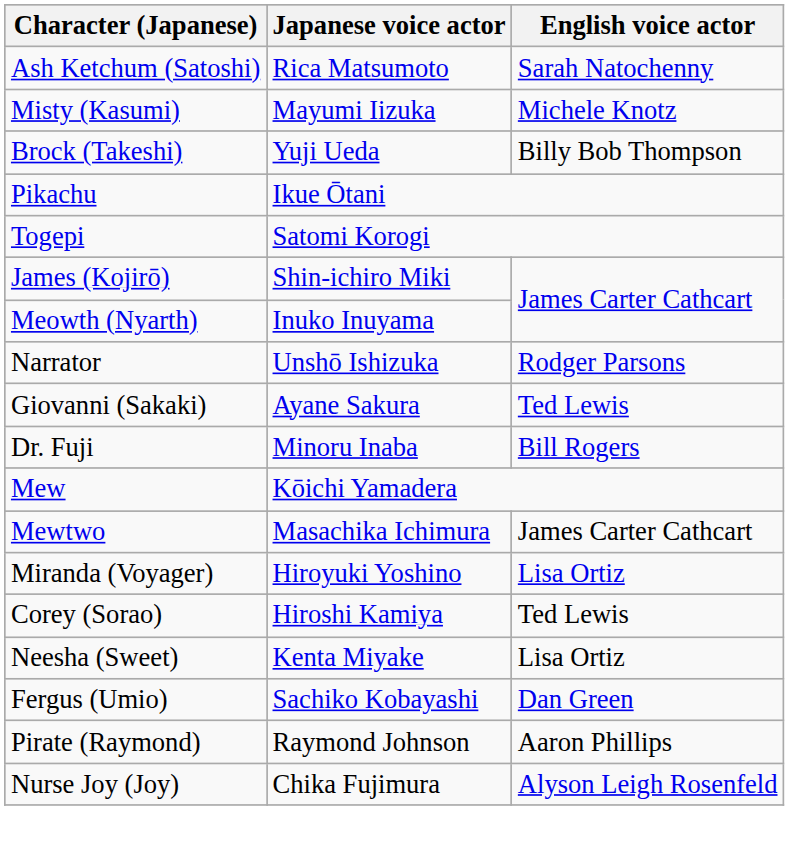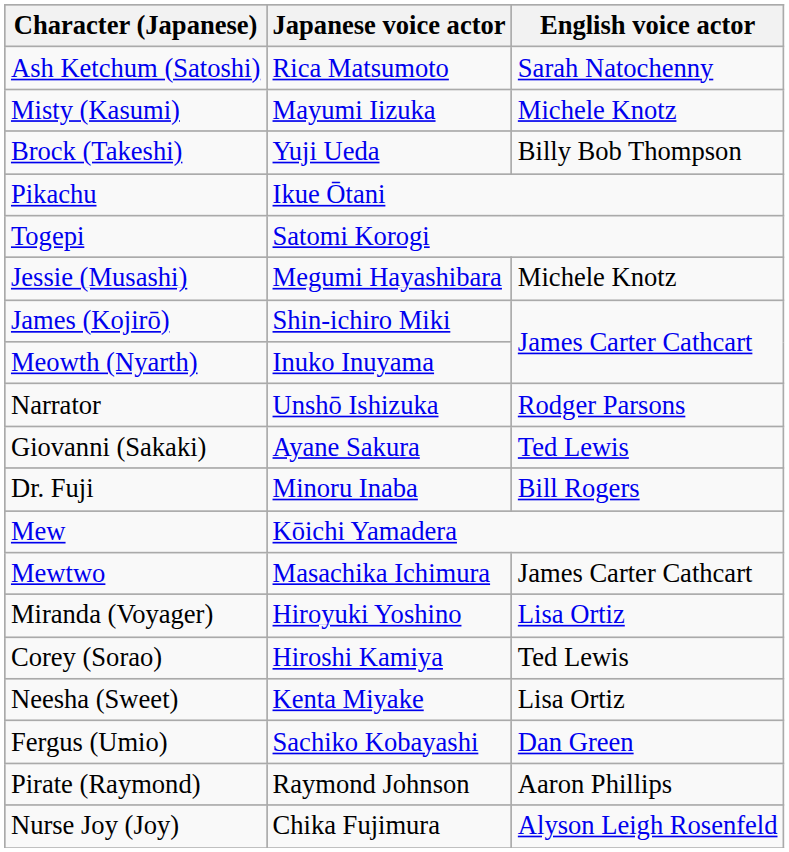+ row: (99, 278)
